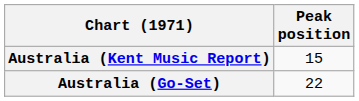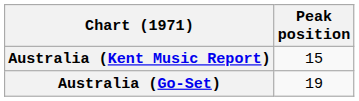(314, 83) 22 -> (314, 83) 19
